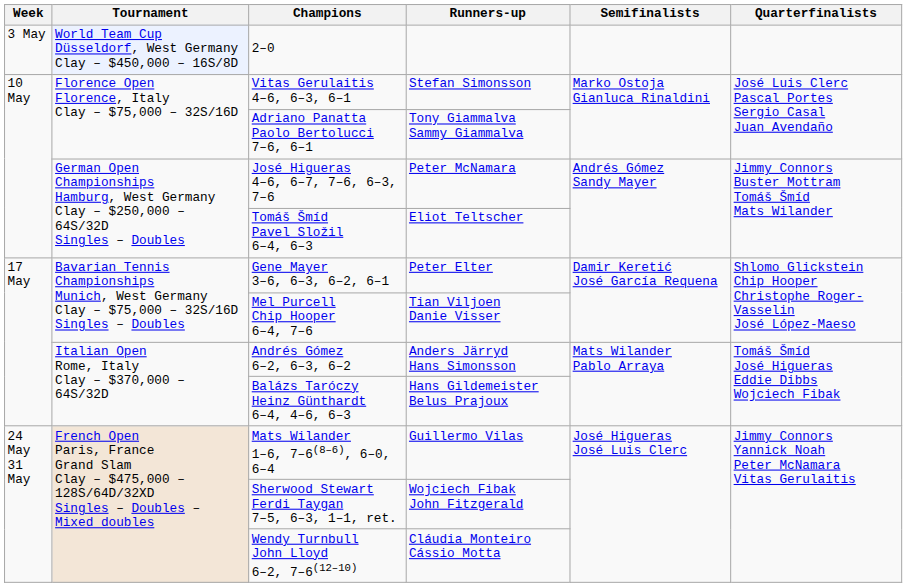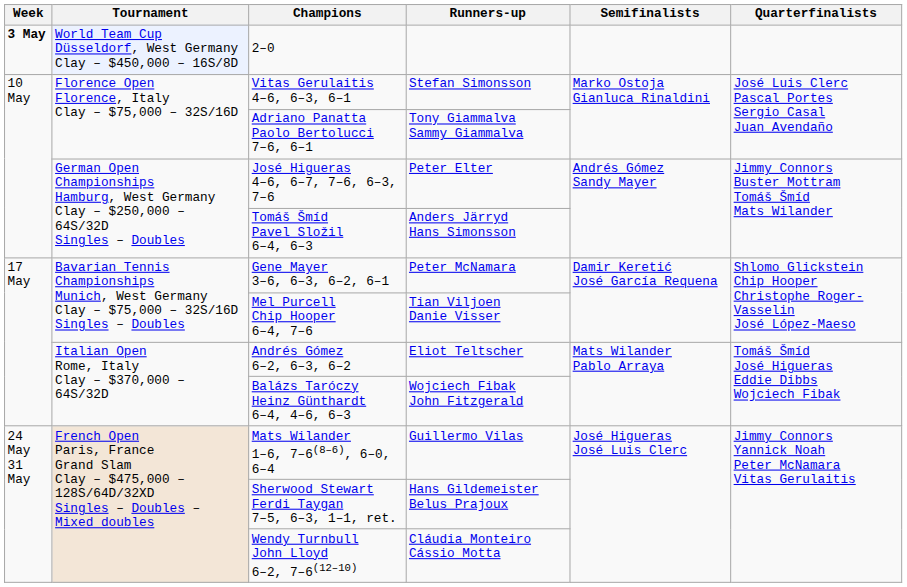(27, 36) normal -> (27, 36) bold
(462, 169) Peter McNamara -> (451, 169) Peter Elter
(466, 219) Eliot Teltscher -> (462, 226) Anders Järryd Hans Simonsson
(451, 268) Peter Elter -> (462, 268) Peter McNamara
(462, 360) Anders Järryd Hans Simonsson -> (466, 352) Eliot Teltscher
(474, 395) Hans Gildemeister Belus Prajoux -> (466, 395) Wojciech Fibak John Fitzgerald
(466, 498) Wojciech Fibak John Fitzgerald -> (474, 498) Hans Gildemeister Belus Prajoux
